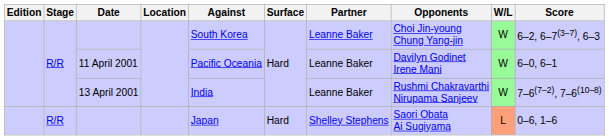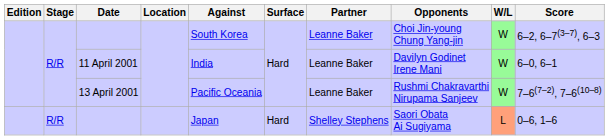(226, 63) Pacific Oceania -> (202, 63) India
(202, 91) India -> (226, 91) Pacific Oceania
